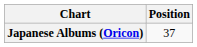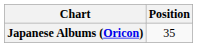(169, 33) 37 -> (169, 33) 35
